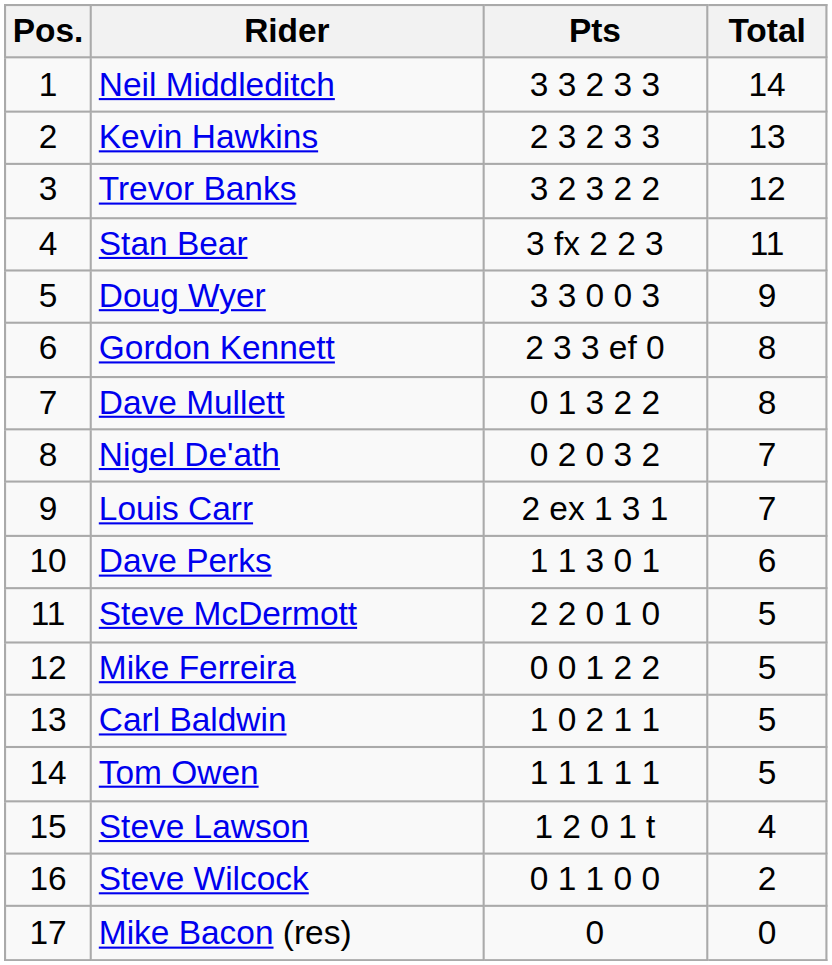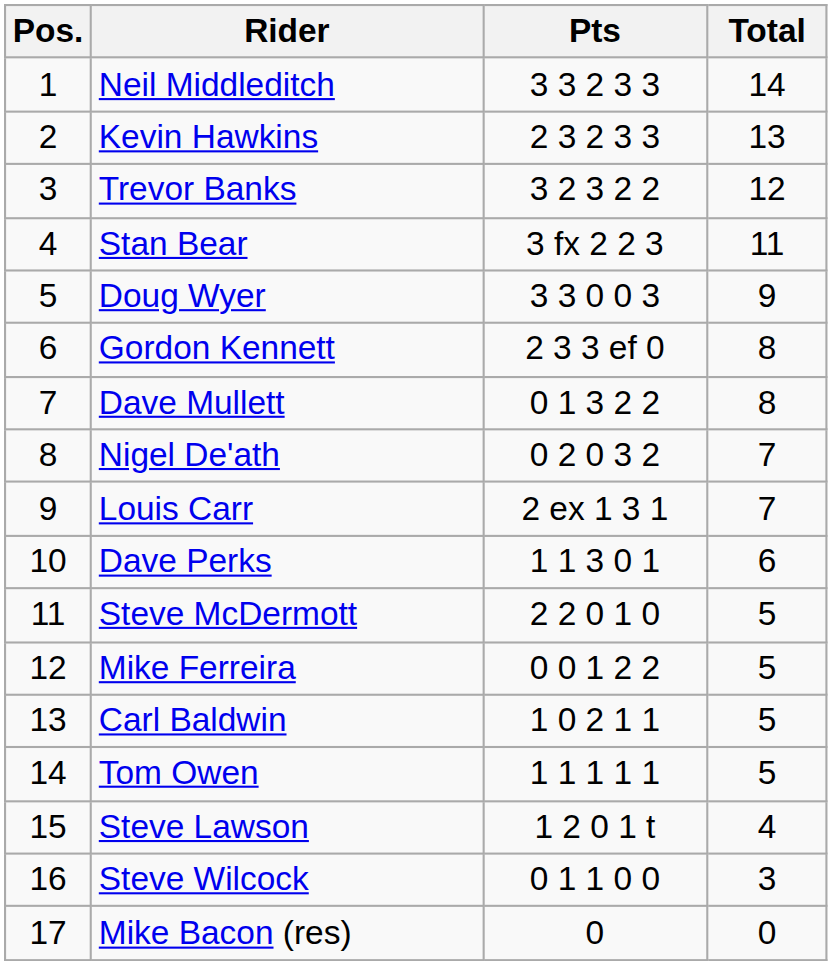(767, 879) 2 -> (767, 879) 3
